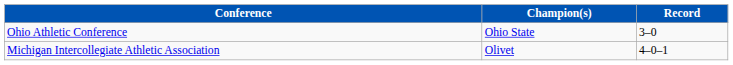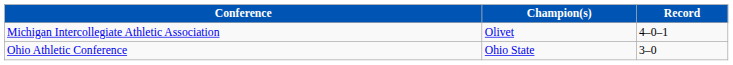rows swapped: (113, 50) <-> (67, 32)
